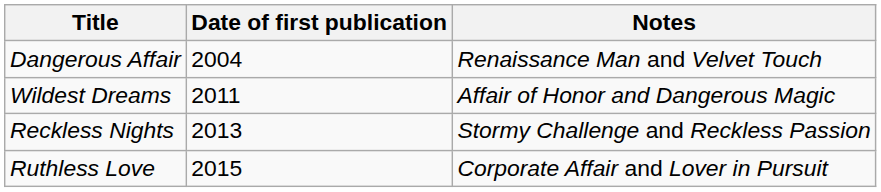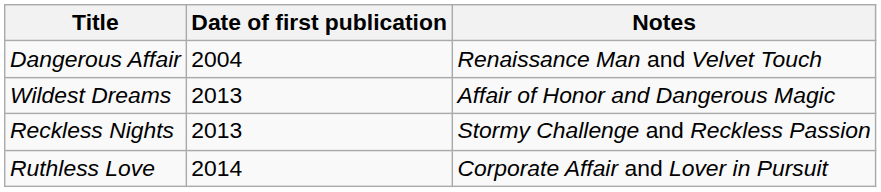(216, 95) 2011 -> (217, 95) 2013
(217, 167) 2015 -> (217, 167) 2014
